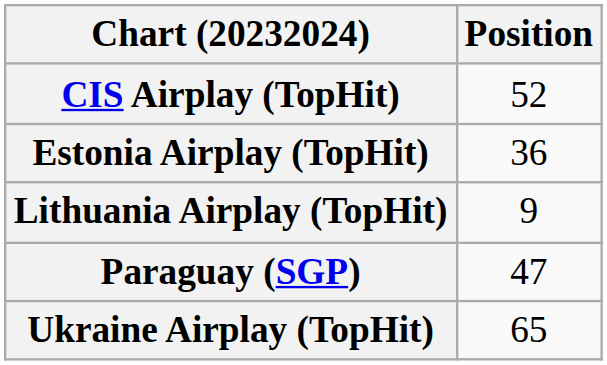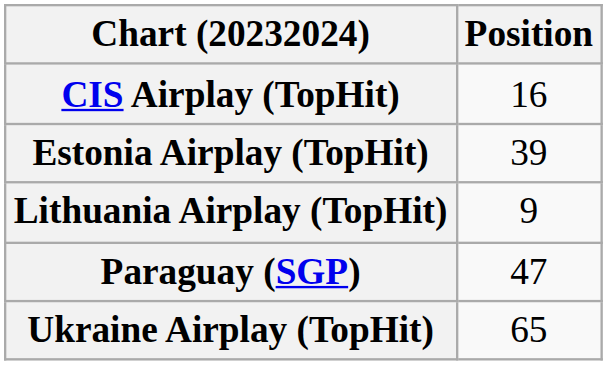(529, 93) 52 -> (529, 93) 16
(529, 152) 36 -> (529, 152) 39
